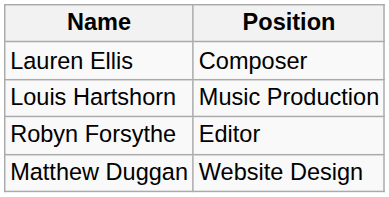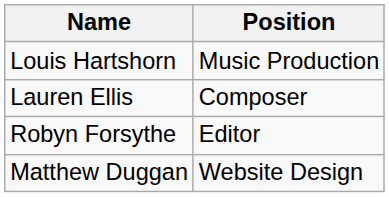rows swapped: (72, 60) <-> (93, 97)
